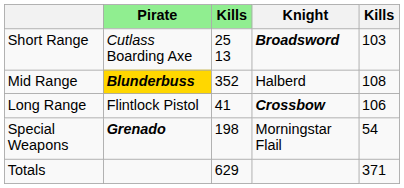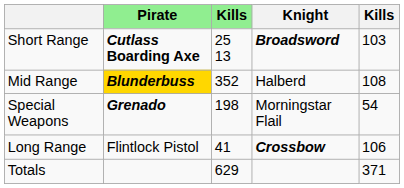(149, 48) normal -> (153, 48) bold
rows swapped: (47, 105) <-> (38, 137)
